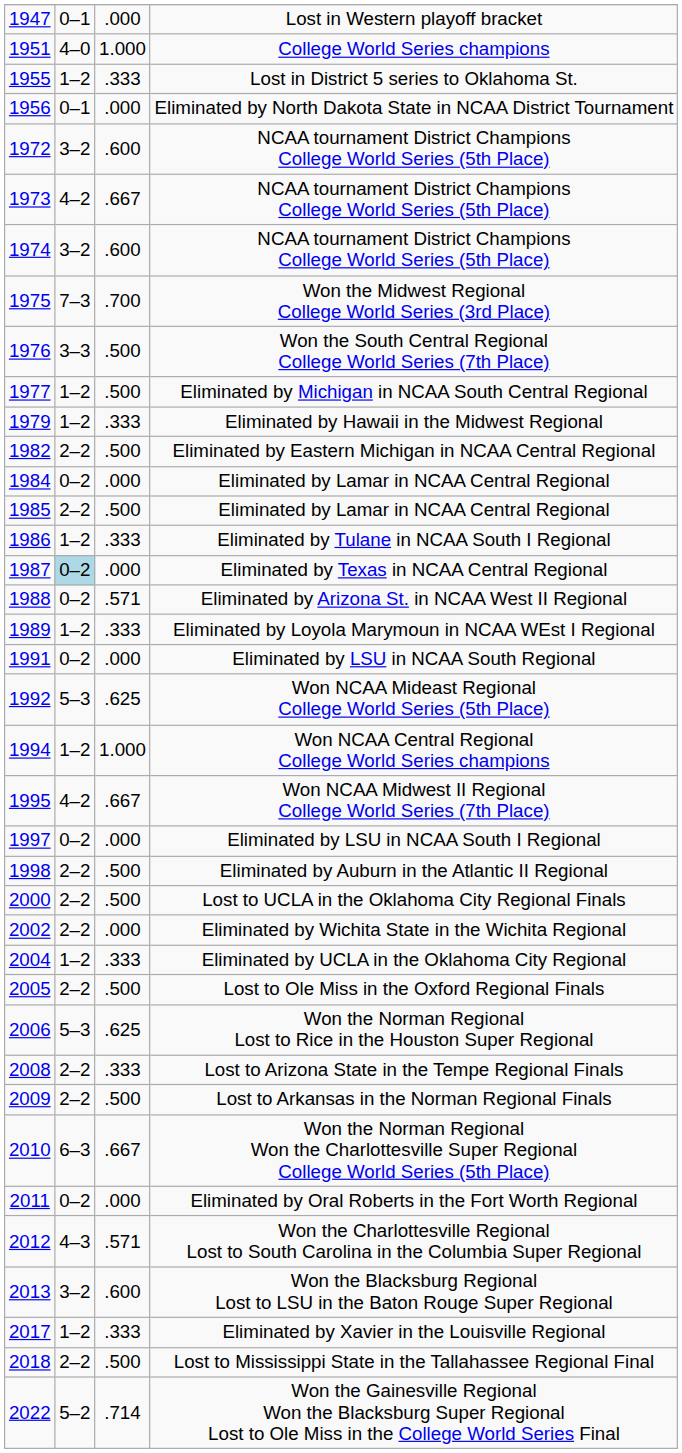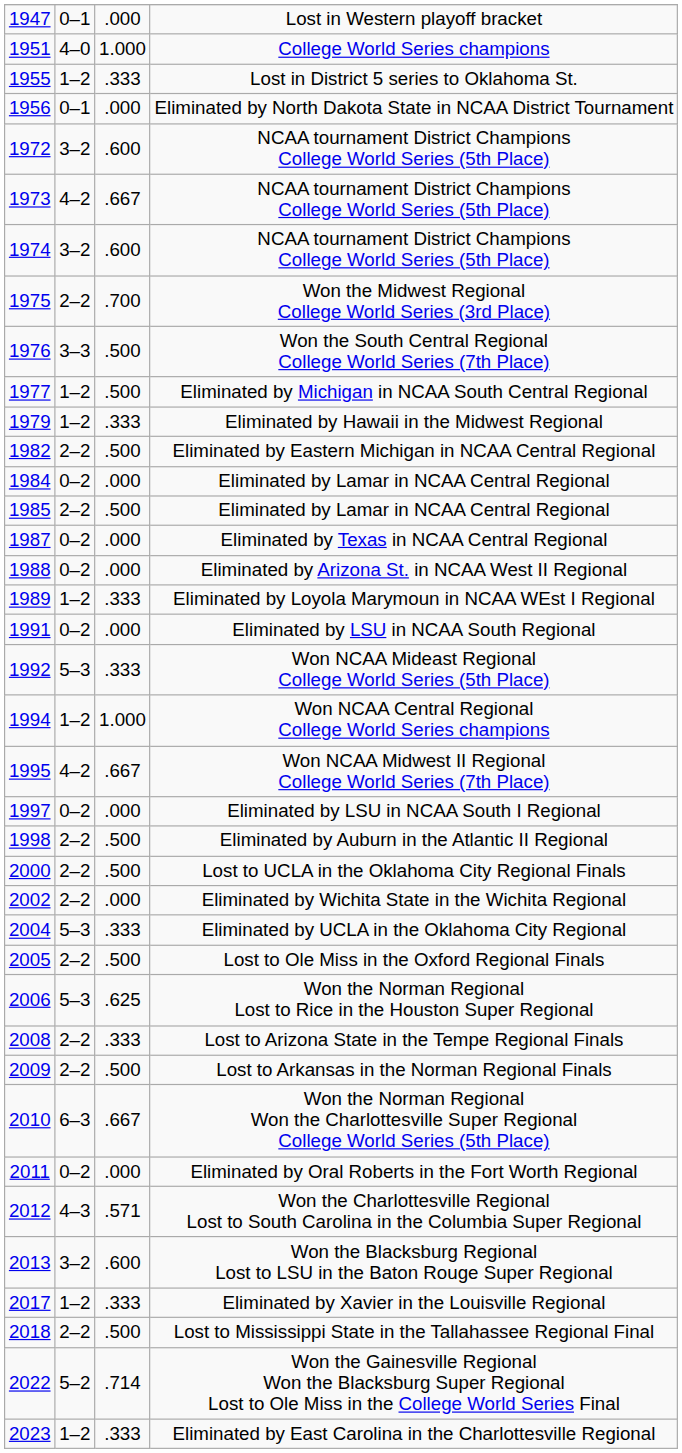(75, 300) 7–3 -> (75, 300) 2–2
- row: (30, 540)
(75, 569) lightblue background -> (75, 540) no background
(122, 599) .571 -> (122, 569) .000
(122, 699) .625 -> (122, 669) .333
(75, 959) 1–2 -> (75, 930) 5–3
+ row: (30, 1433)
